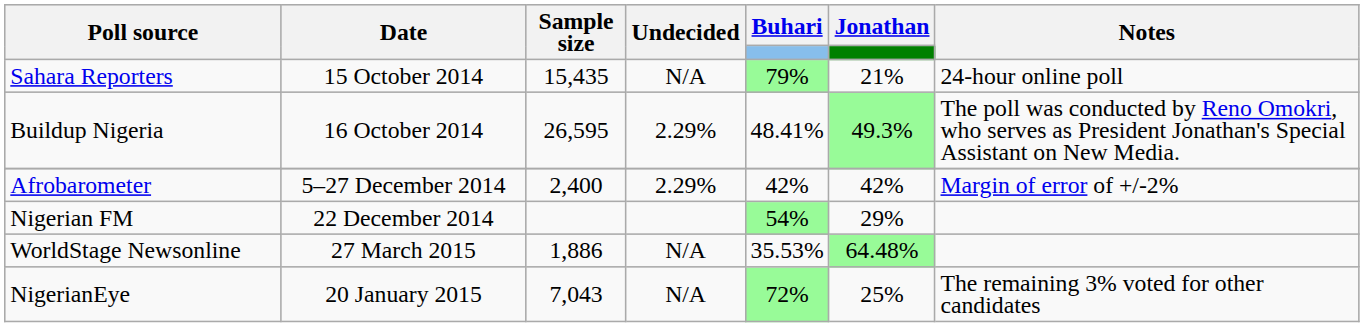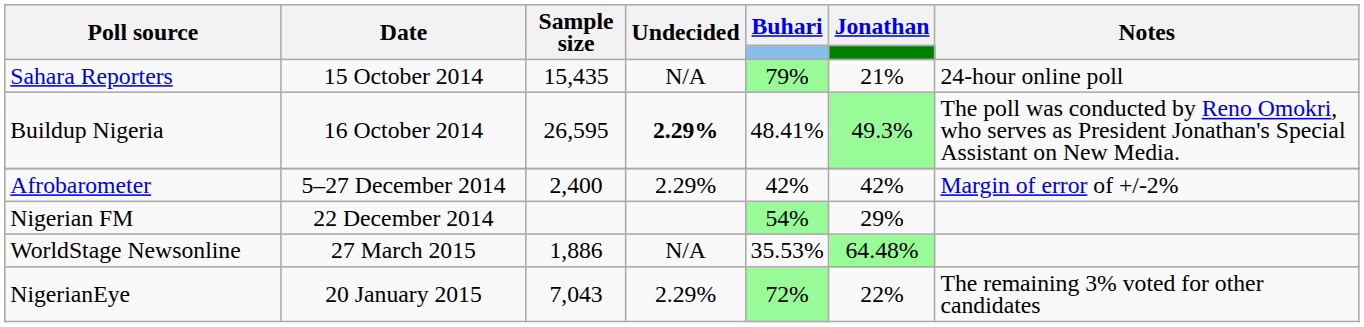(686, 130) normal -> (686, 130) bold
(686, 294) N/A -> (686, 294) 2.29%
(882, 294) 25% -> (882, 294) 22%
